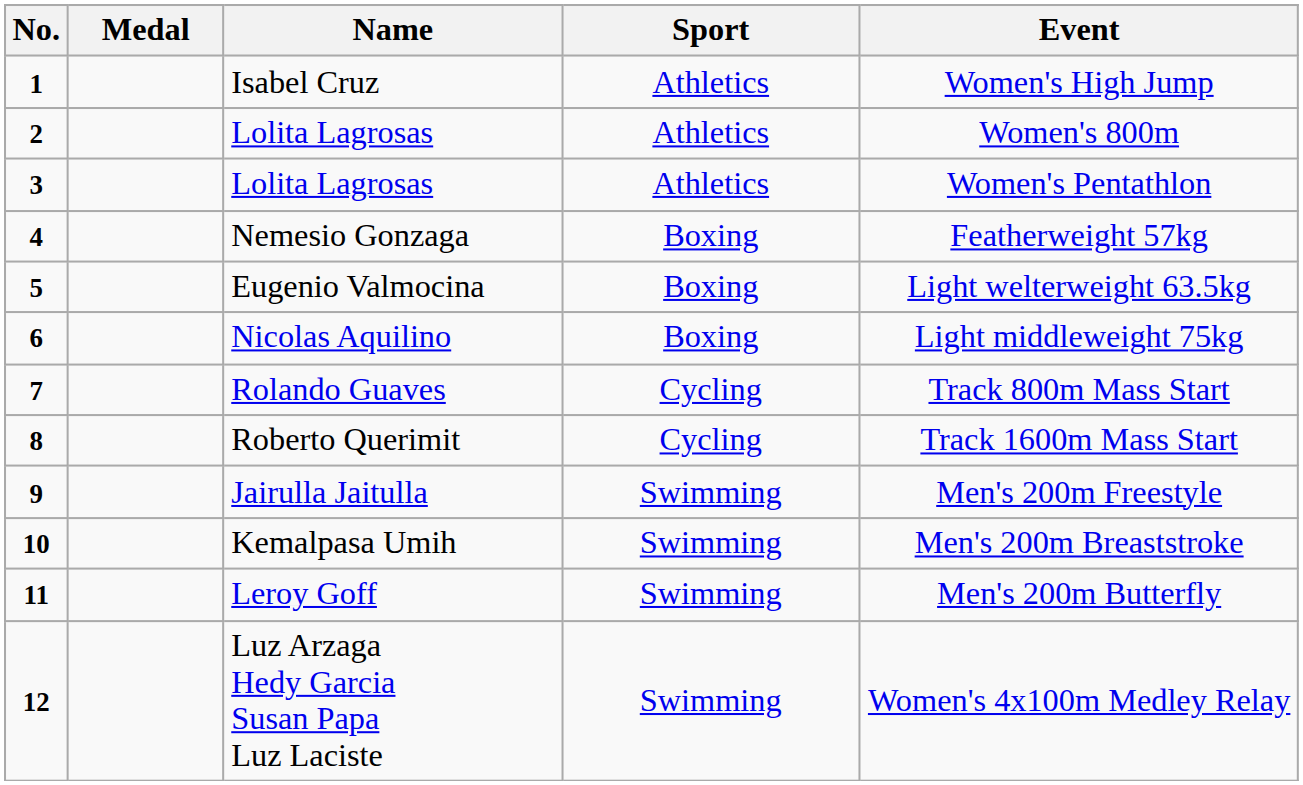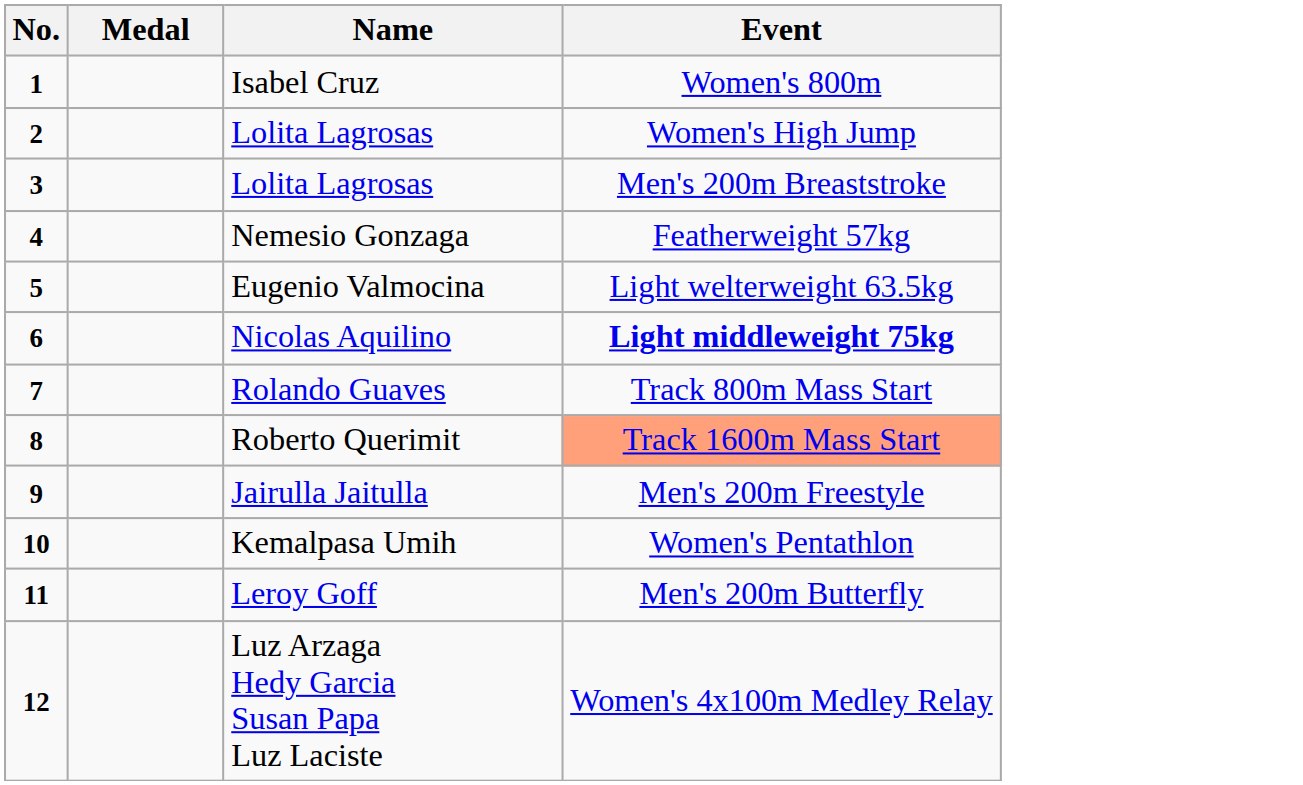- column: (711, 30)
(1079, 81) Women's High Jump -> (781, 81) Women's 800m
(1079, 132) Women's 800m -> (781, 132) Women's High Jump
(1079, 183) Women's Pentathlon -> (781, 183) Men's 200m Breaststroke
(1079, 337) normal -> (781, 337) bold
(1079, 440) no background -> (781, 440) lightsalmon background
(1079, 542) Men's 200m Breaststroke -> (781, 542) Women's Pentathlon
